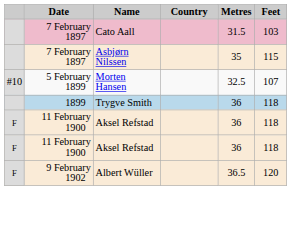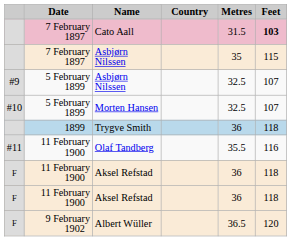(271, 32) normal -> (271, 32) bold
+ row: (14, 82)
+ row: (14, 147)
